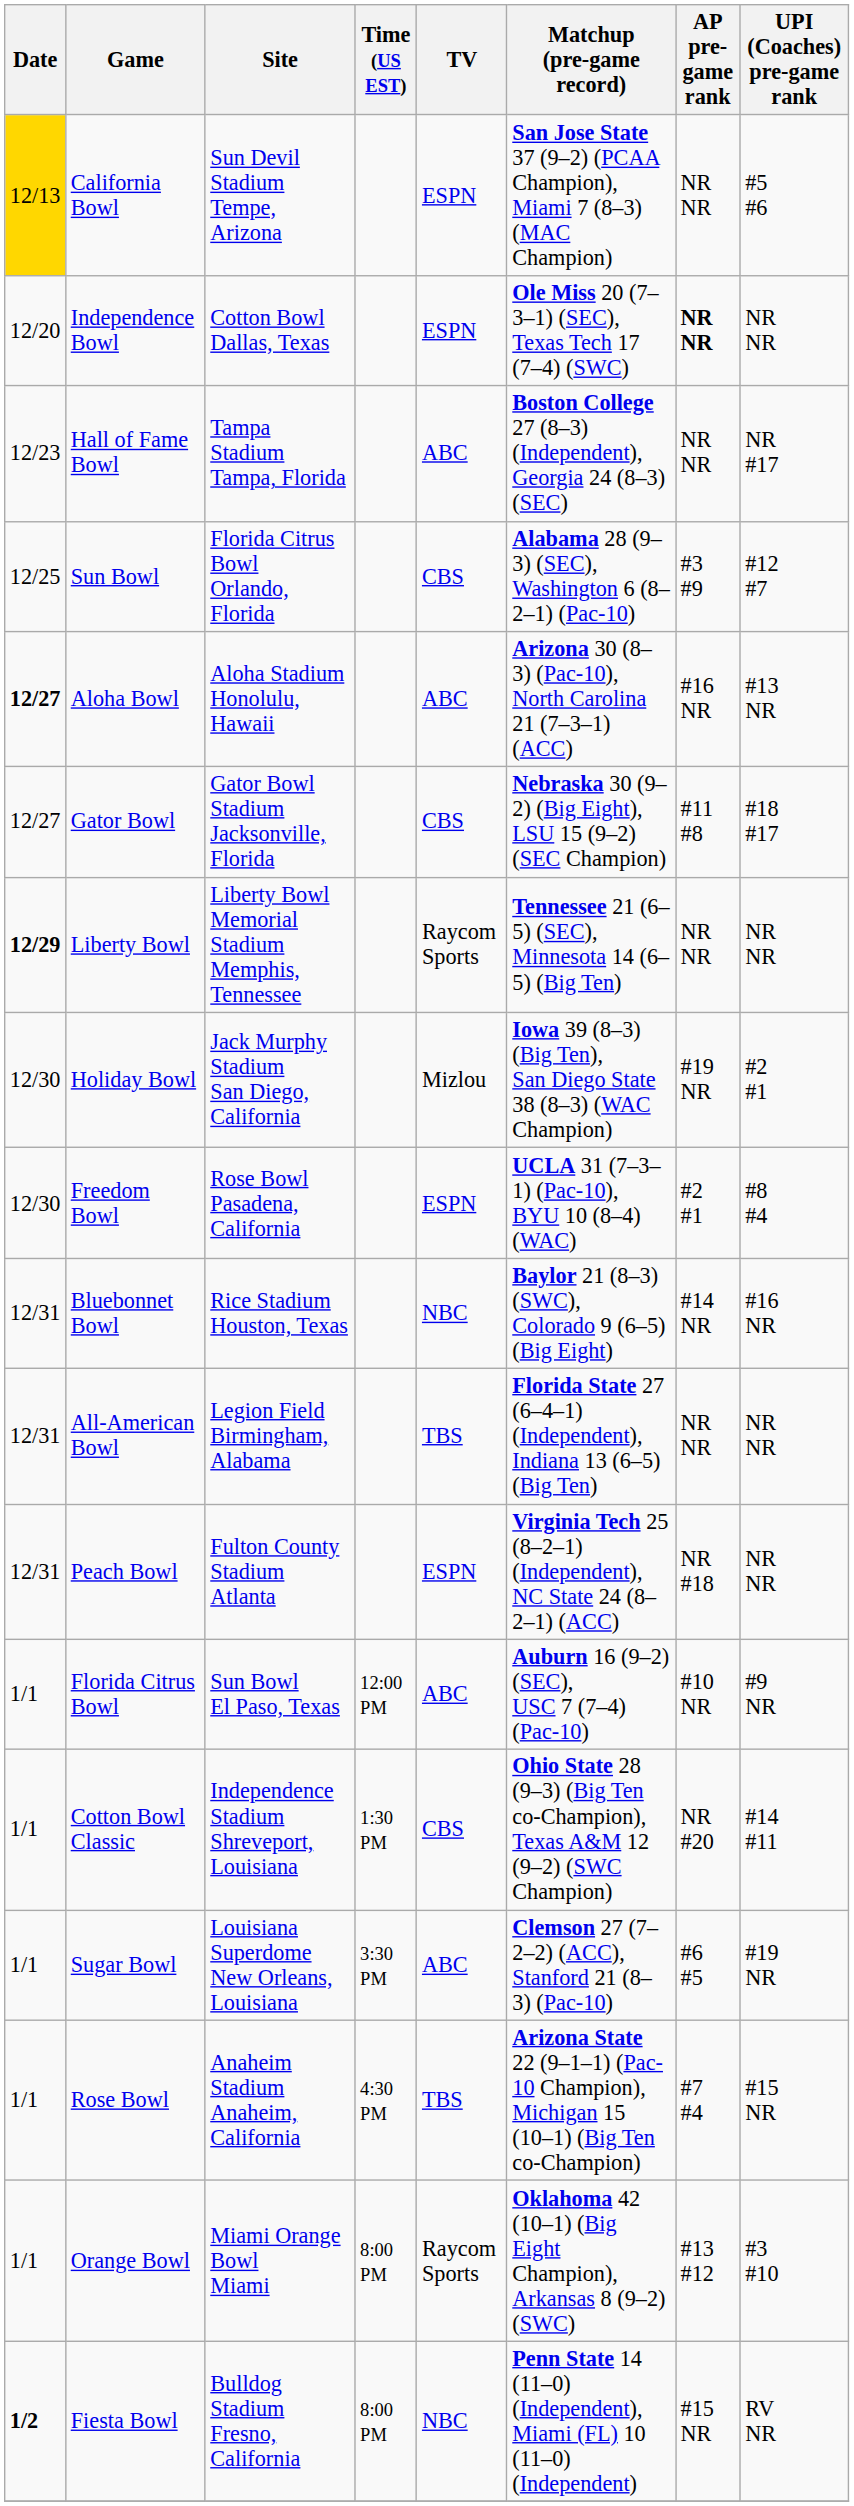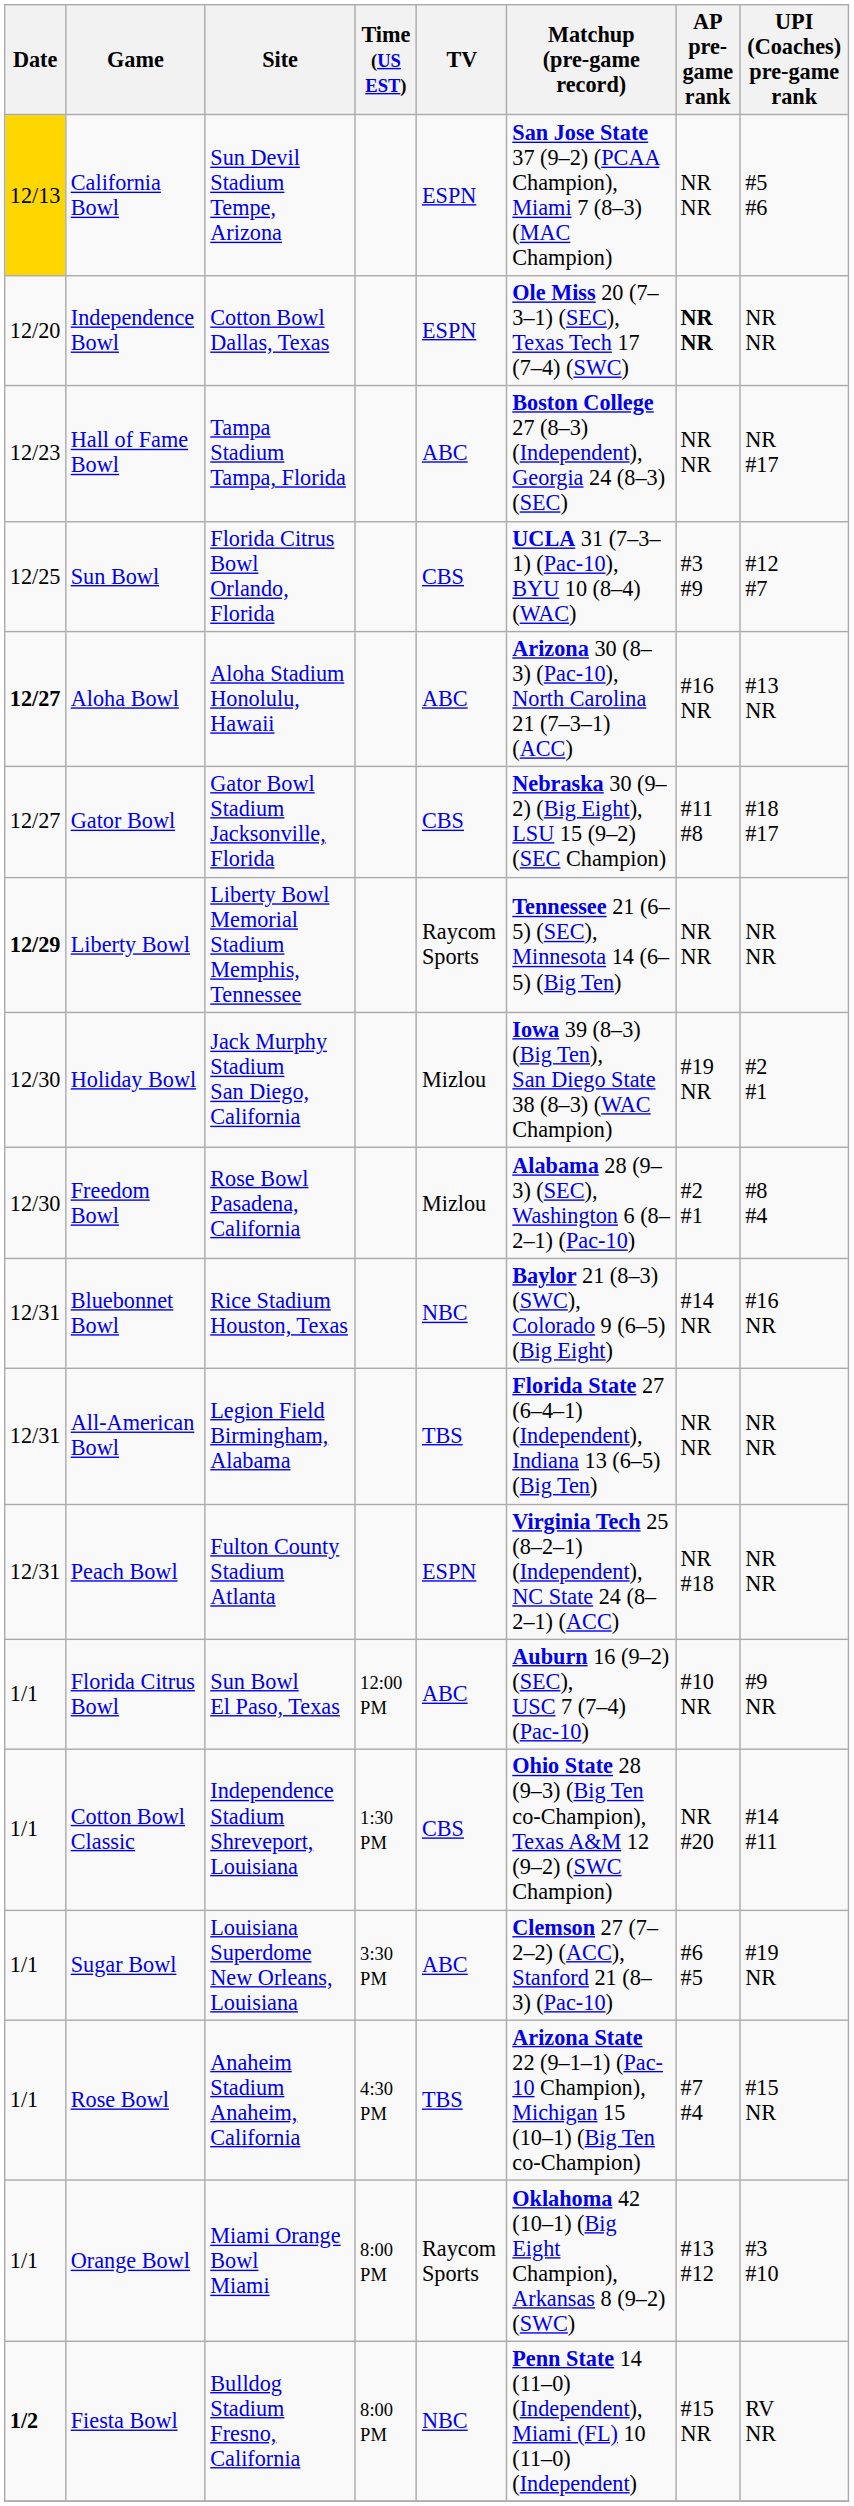(591, 576) Alabama 28 (9–3) (SEC), Washington 6 (8–2–1) (Pac-10) -> (586, 576) UCLA 31 (7–3–1) (Pac-10), BYU 10 (8–4) (WAC)
(449, 1202) ESPN -> (454, 1202) Mizlou
(586, 1202) UCLA 31 (7–3–1) (Pac-10), BYU 10 (8–4) (WAC) -> (591, 1202) Alabama 28 (9–3) (SEC), Washington 6 (8–2–1) (Pac-10)
